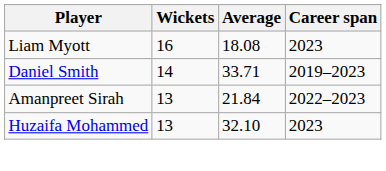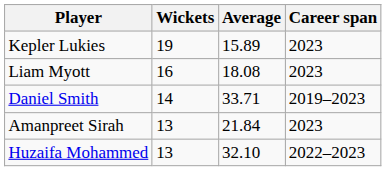+ row: (57, 44)
(327, 98) 2022–2023 -> (306, 125) 2023
(306, 125) 2023 -> (327, 152) 2022–2023
